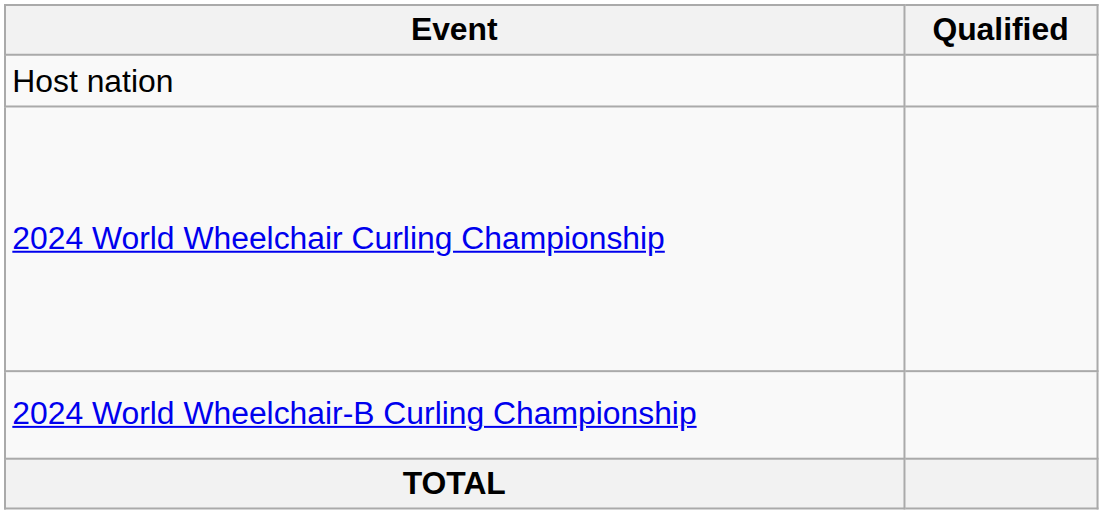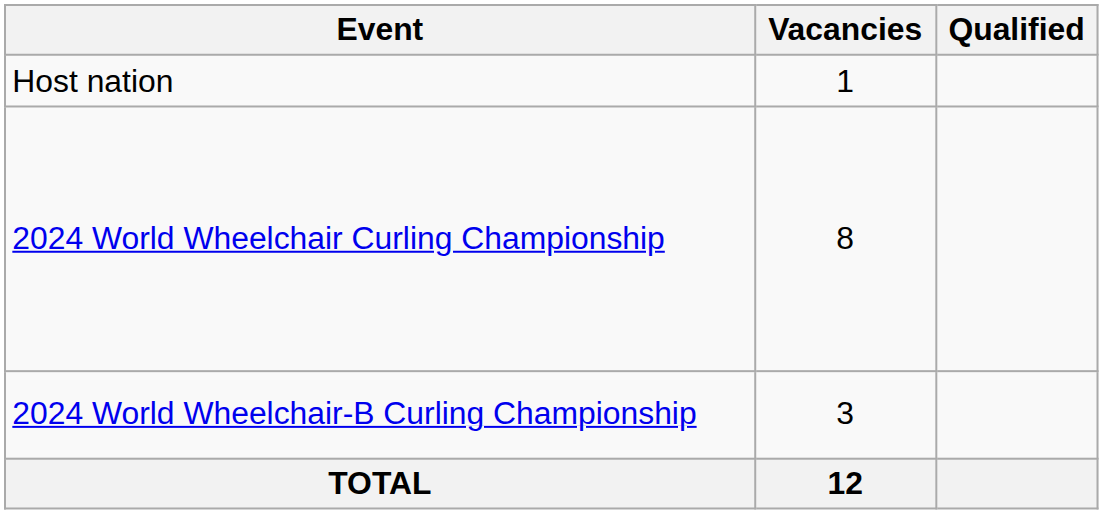+ column: (845, 29)
